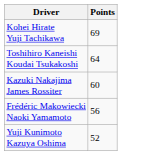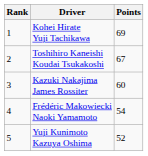+ column: (17, 12)
(95, 59) 64 -> (121, 59) 67
(95, 111) 56 -> (121, 111) 54
